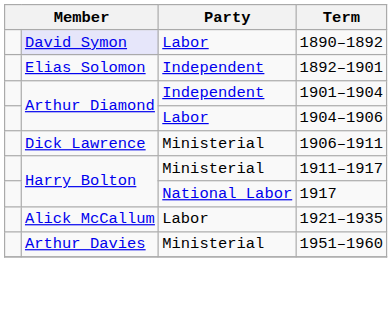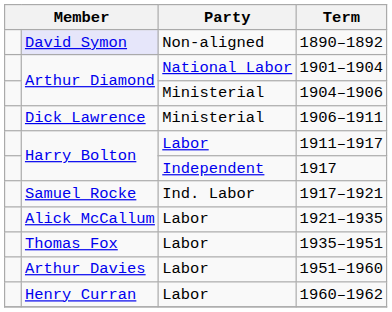(185, 42) Labor -> (213, 42) Non-aligned
- row: (341, 68)
(213, 93) Independent -> (227, 68) National Labor
(185, 118) Labor -> (213, 93) Ministerial
(213, 168) Ministerial -> (185, 143) Labor
(227, 194) National Labor -> (213, 168) Independent
+ row: (341, 194)
+ row: (341, 244)
(213, 244) Ministerial -> (185, 269) Labor
+ row: (341, 295)
